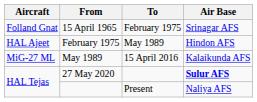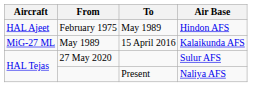- row: (89, 27)
(207, 74) bold -> (200, 58) normal
